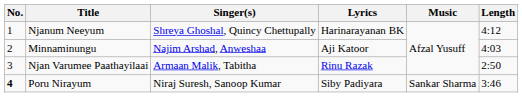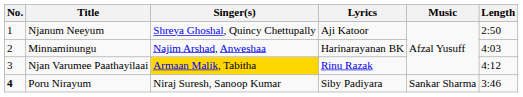(362, 30) Harinarayanan BK -> (345, 30) Aji Katoor
(491, 30) 4:12 -> (491, 30) 2:50
(345, 48) Aji Katoor -> (362, 48) Harinarayanan BK
(205, 65) no background -> (205, 65) gold background
(491, 65) 2:50 -> (491, 65) 4:12
